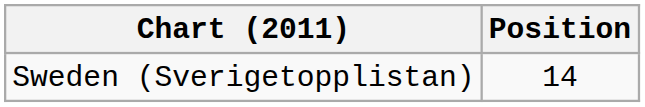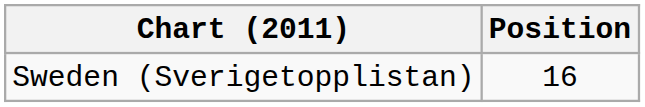(560, 78) 14 -> (560, 78) 16
